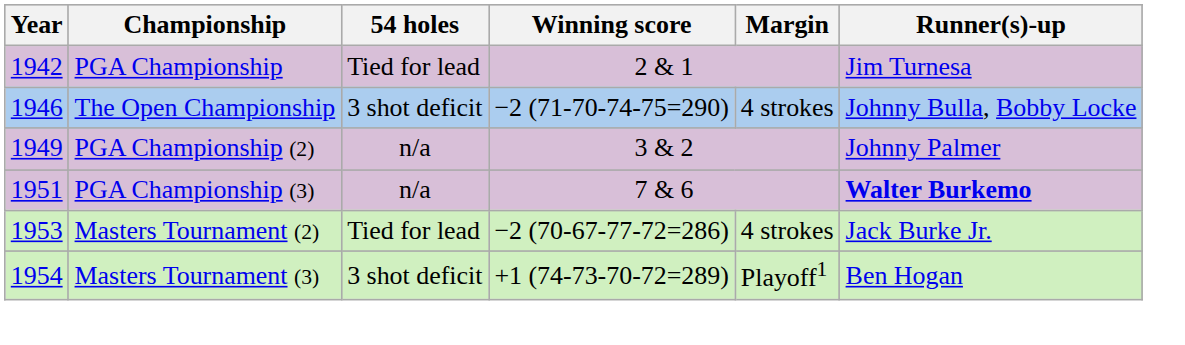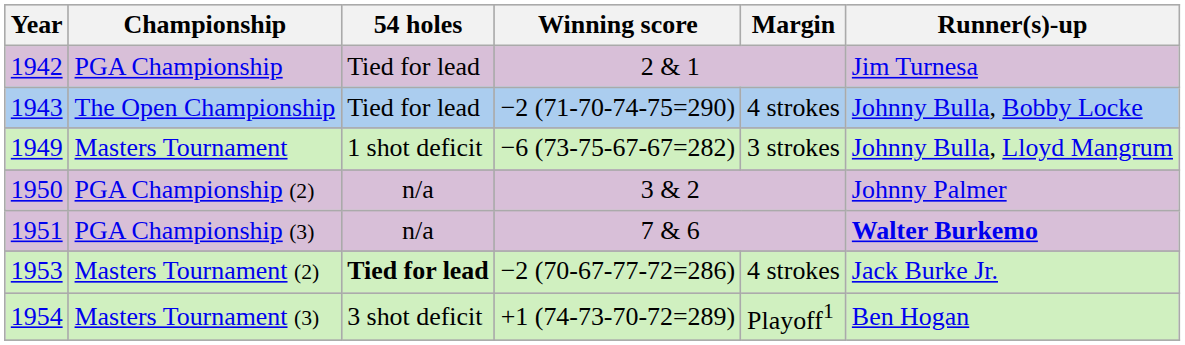(37, 107) 1946 -> (37, 107) 1943
(415, 107) 3 shot deficit -> (414, 107) Tied for lead
+ row: (181, 148)
(37, 148) 1949 -> (37, 189) 1950
(414, 230) normal -> (418, 271) bold
